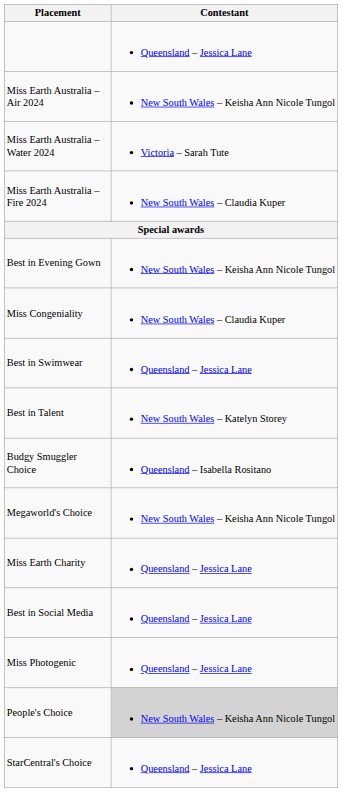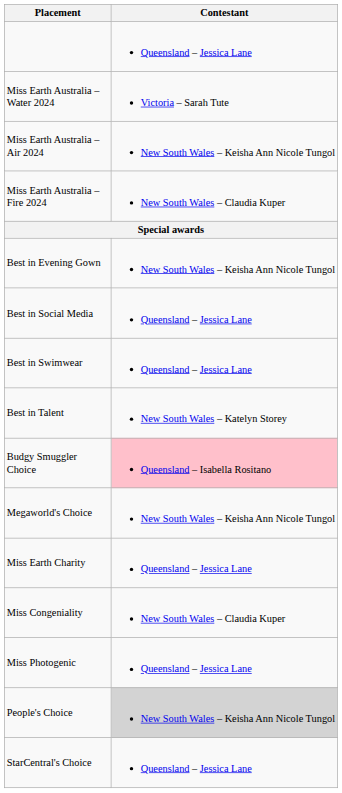rows swapped: (53, 96) <-> (53, 146)
rows swapped: (50, 613) <-> (45, 313)
(224, 469) no background -> (224, 469) pink background
